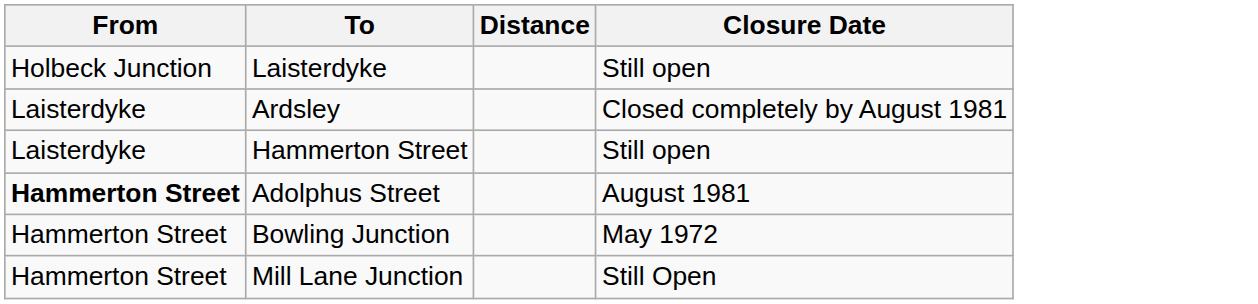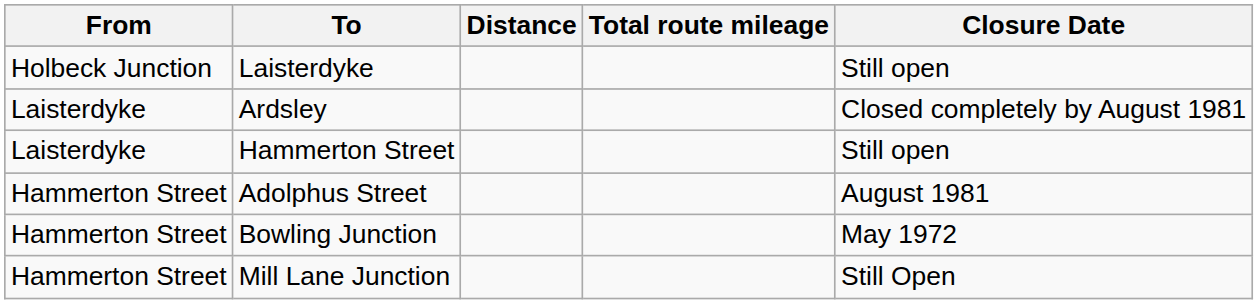+ column: (709, 25)
(125, 192) bold -> (119, 192) normal
